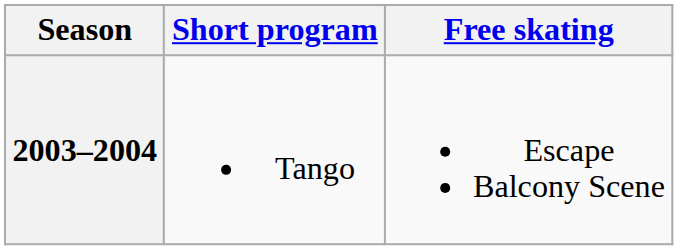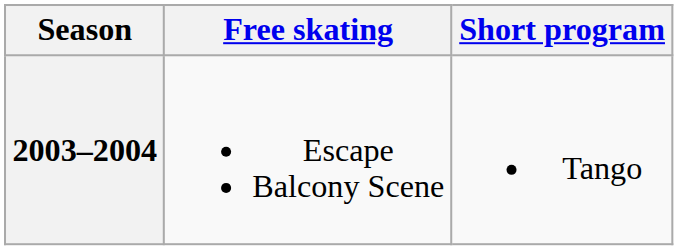columns swapped: (275, 30) <-> (529, 30)
